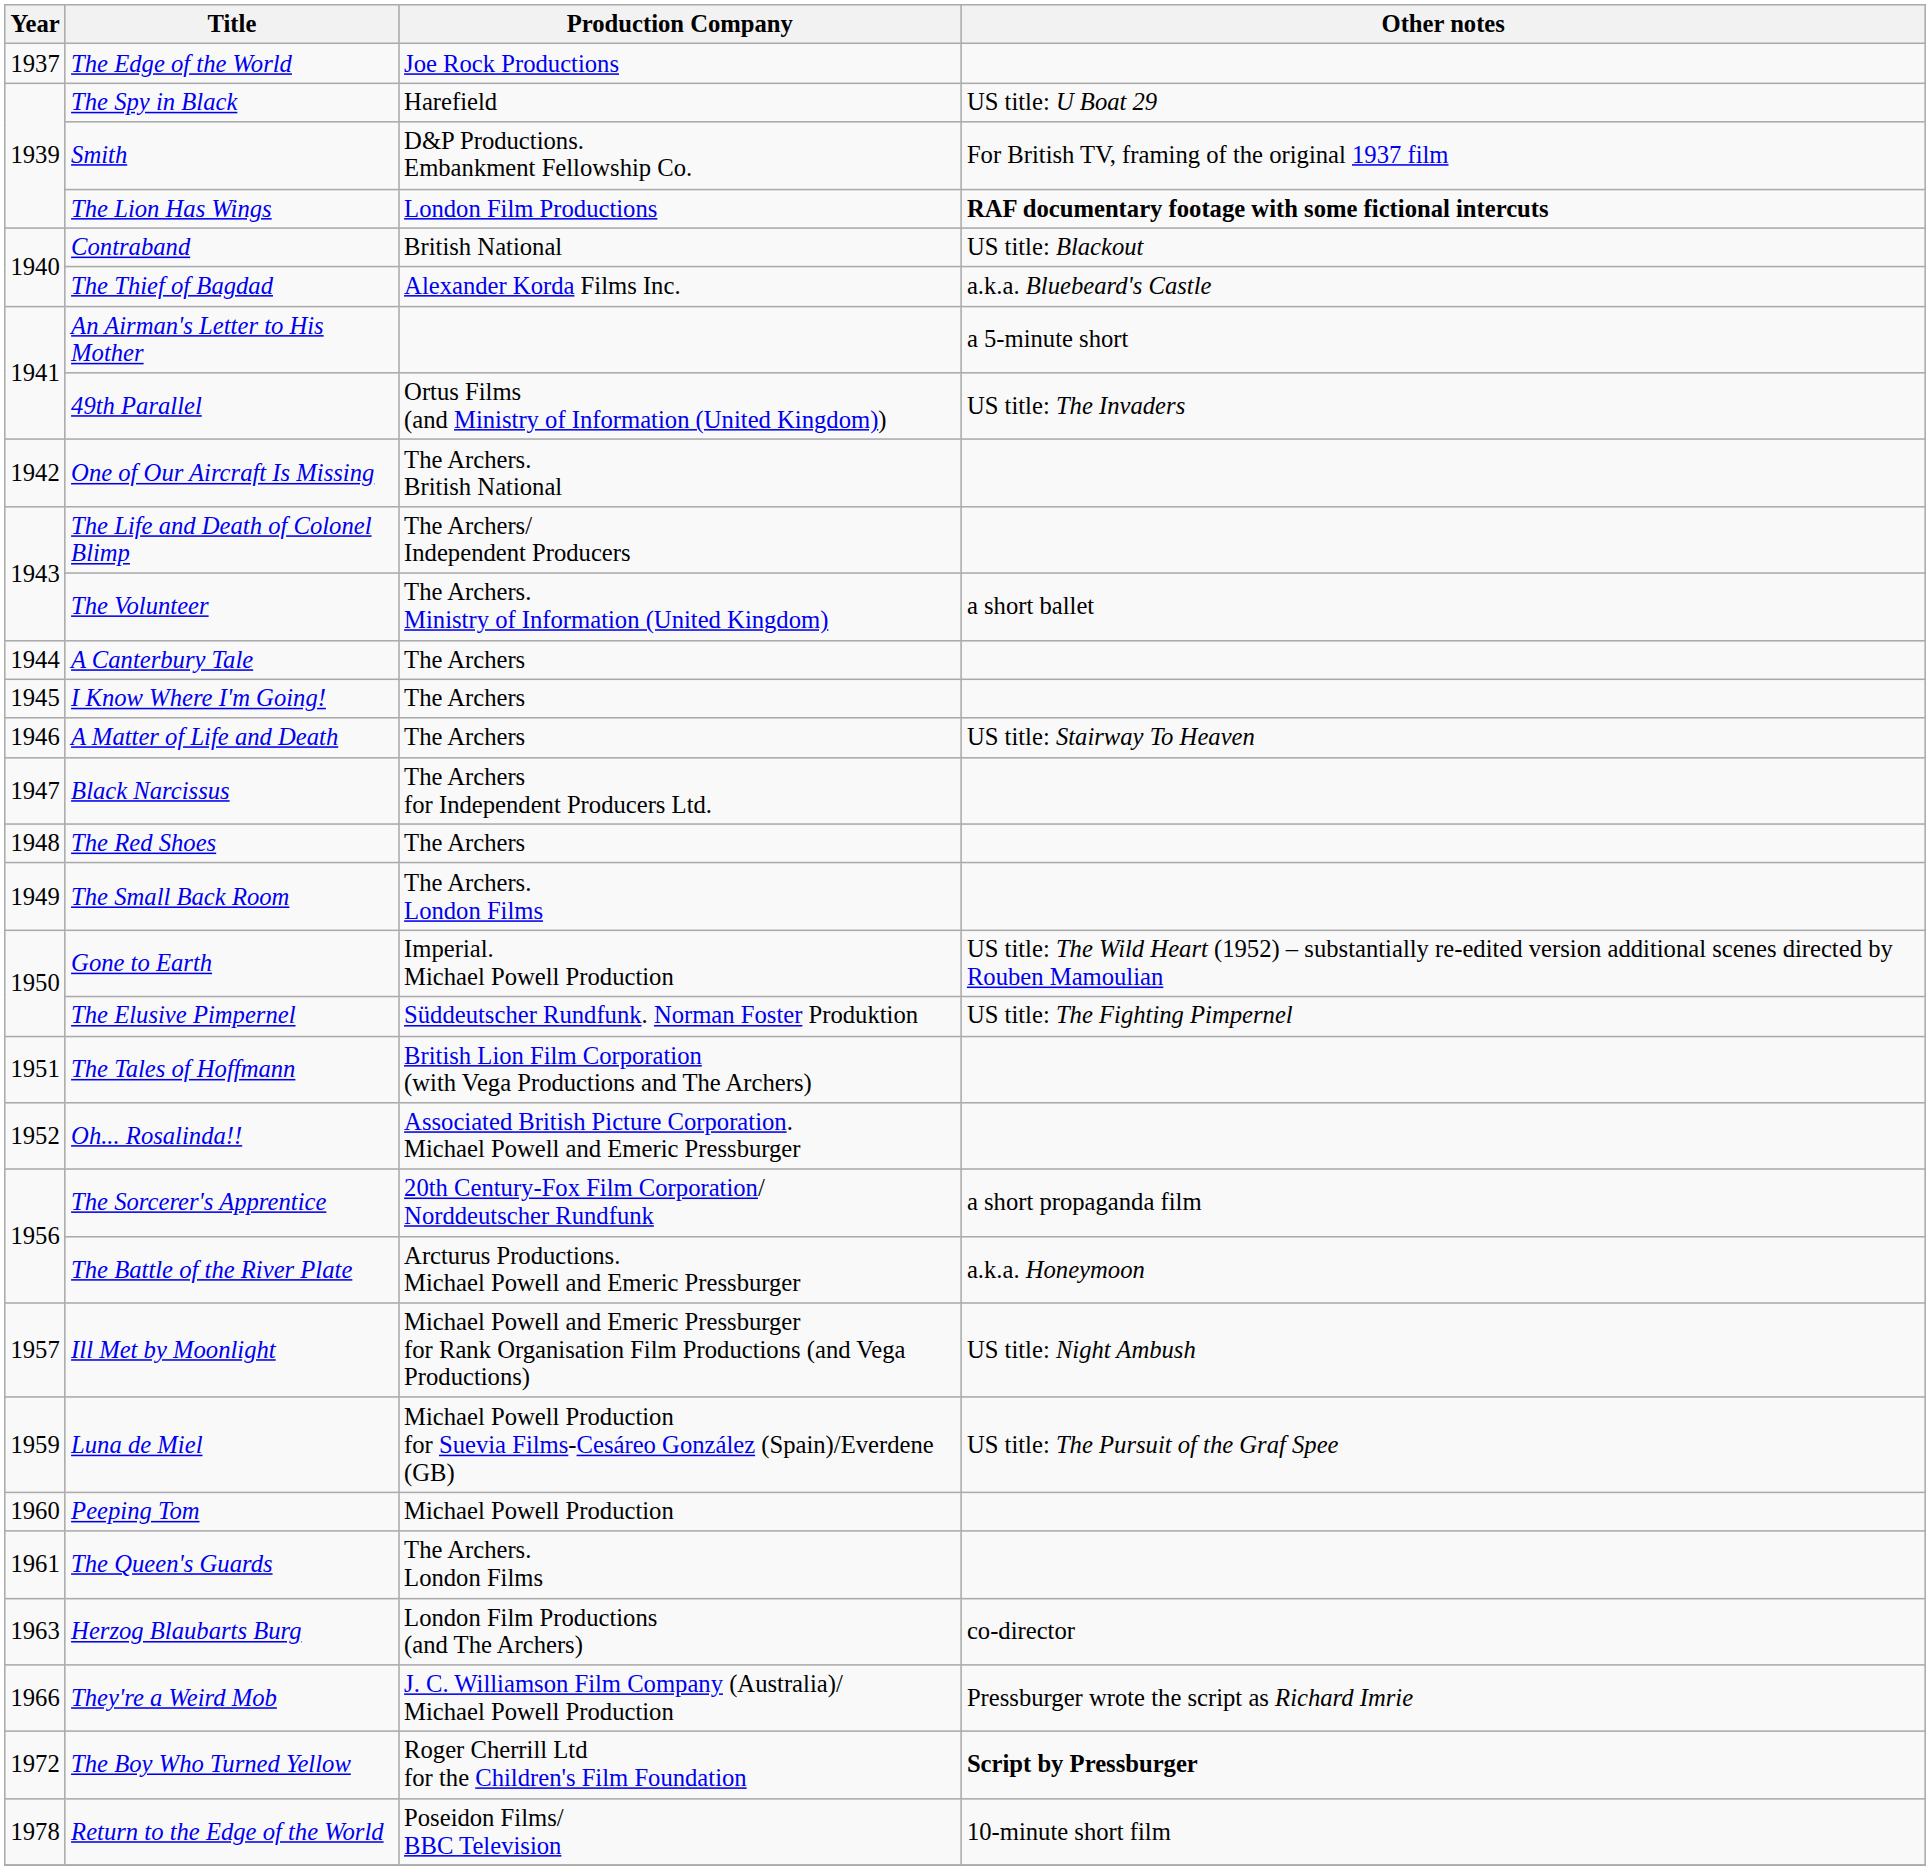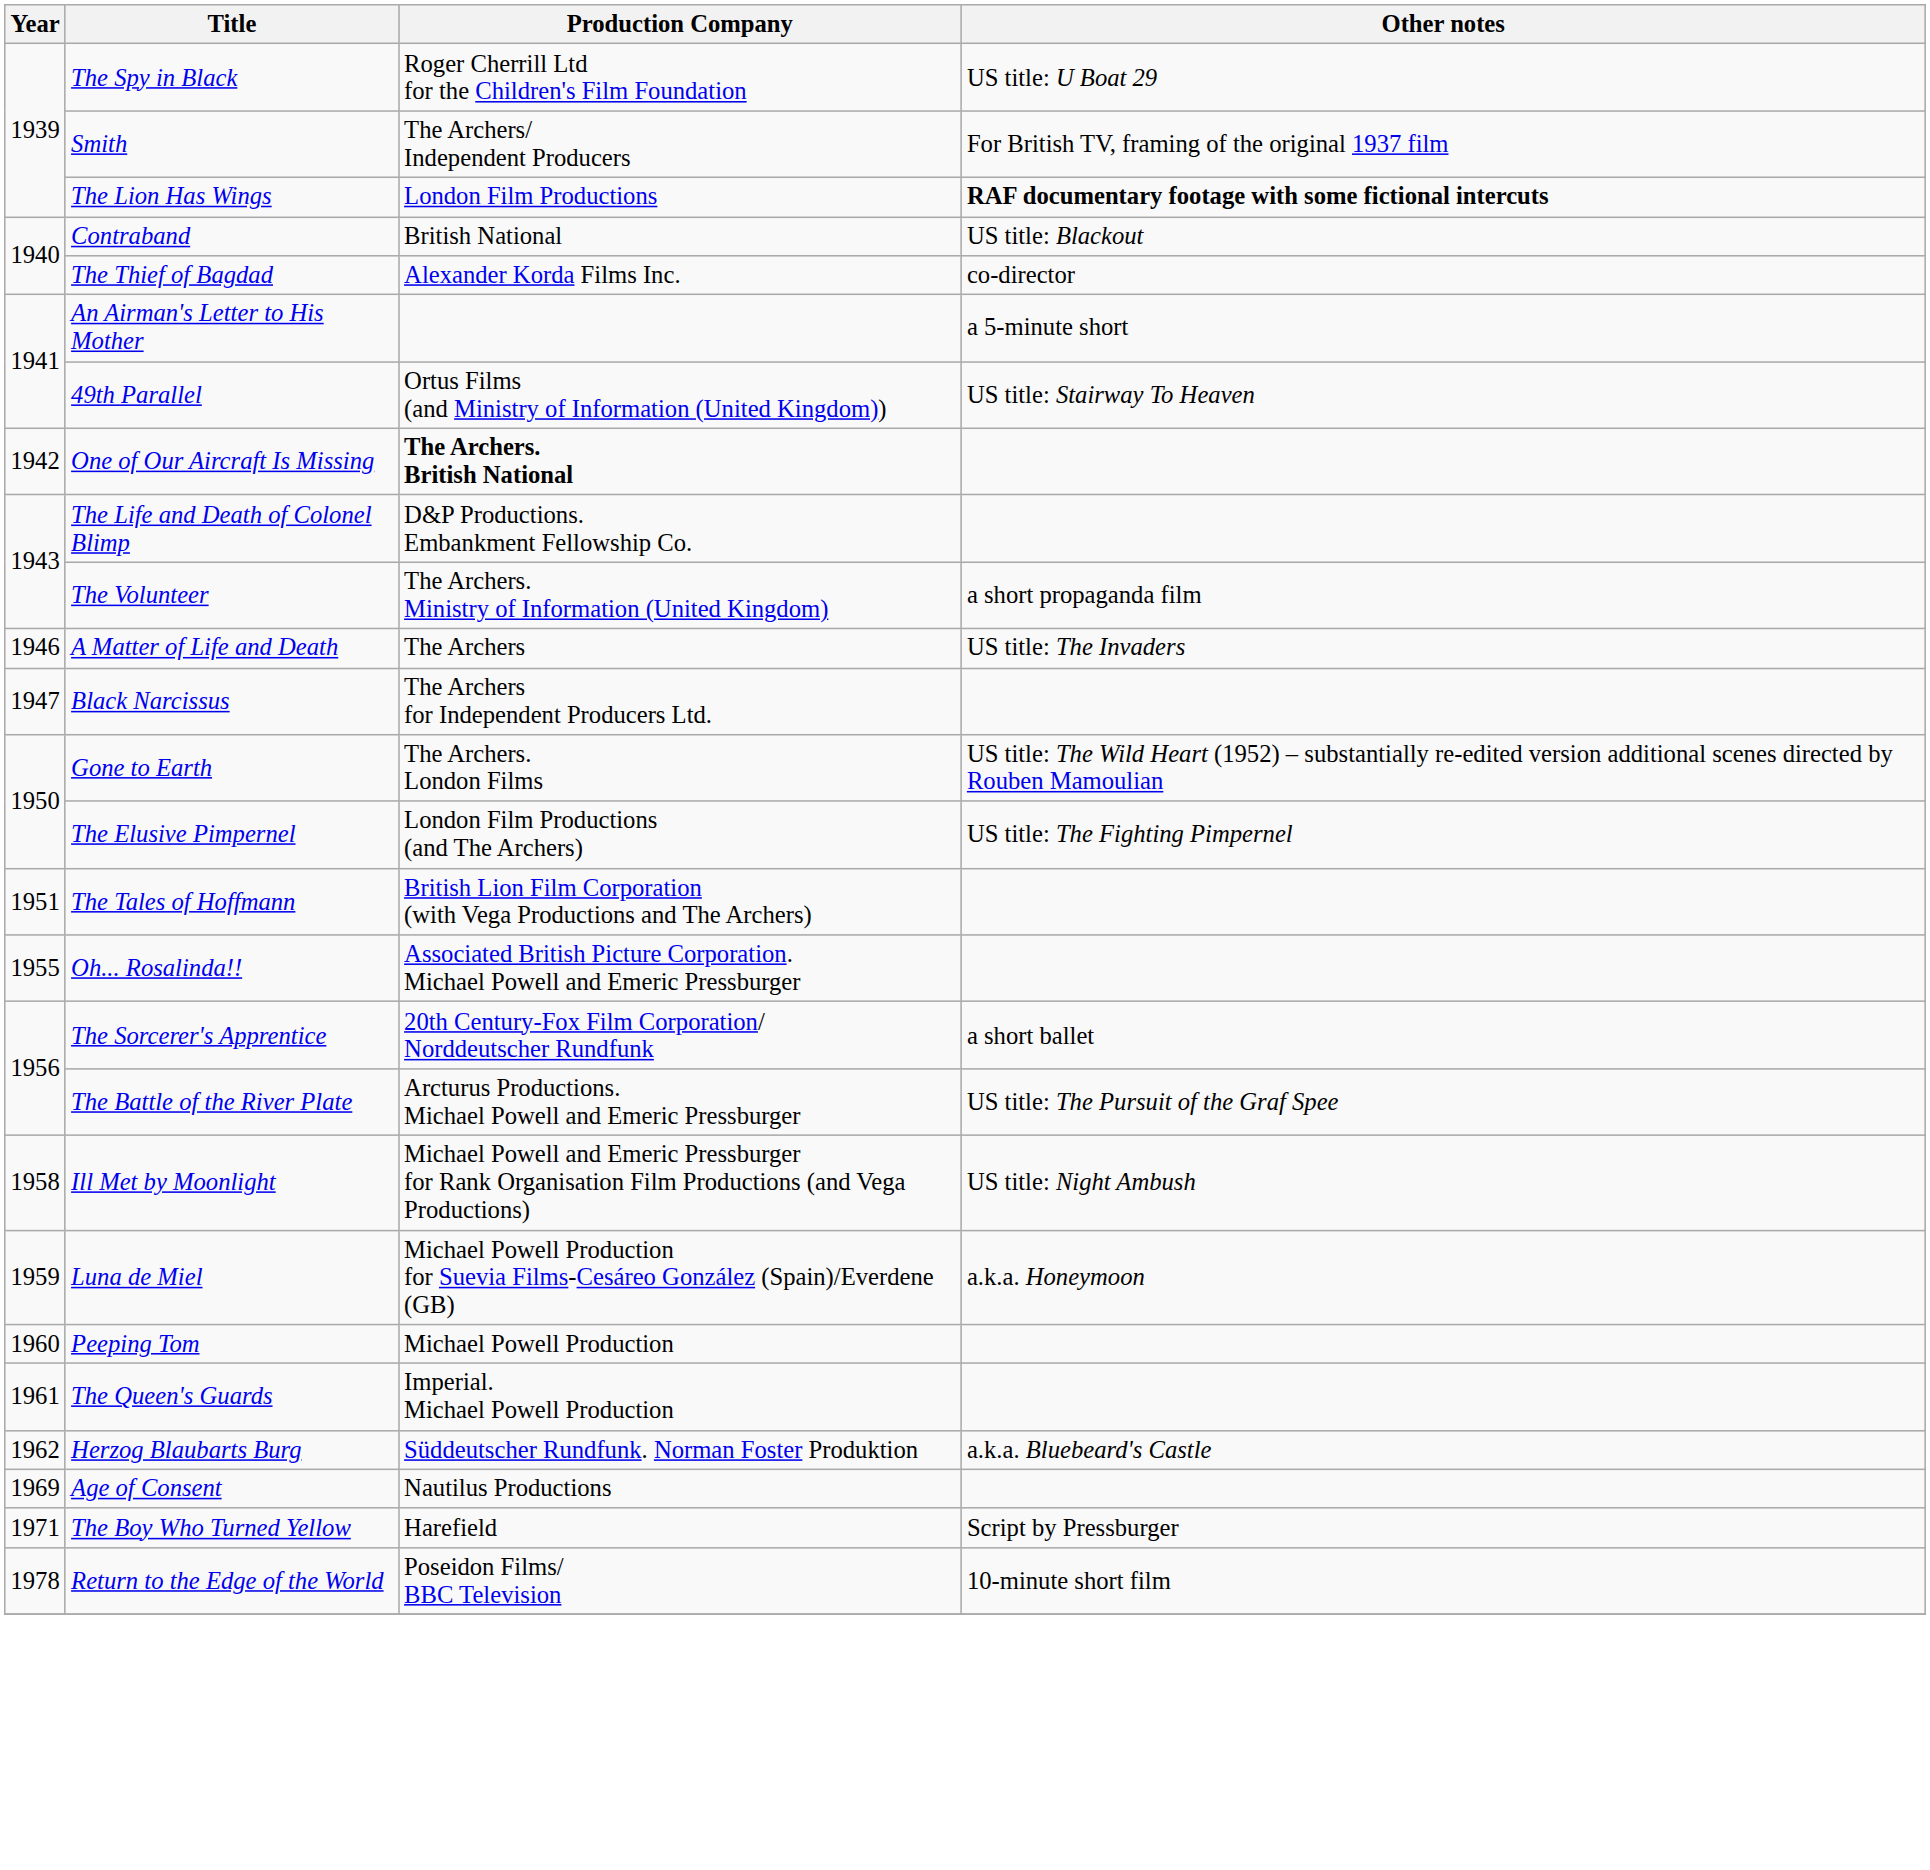- row: (182, 63)
(451, 102) Harefield -> (575, 76) Roger Cherrill Ltd for the Children's Film Foundation
(548, 155) D&P Productions. Embankment Fellowship Co. -> (517, 143) The Archers/ Independent Producers
(1089, 286) a.k.a. Bluebeard's Castle -> (1021, 274) co-director
(1076, 405) US title: The Invaders -> (1111, 394) US title: Stairway To Heaven
(483, 472) normal -> (489, 461) bold
(517, 539) The Archers/ Independent Producers -> (548, 528) D&P Productions. Embankment Fellowship Co.
(1031, 606) a short ballet -> (1084, 594) a short propaganda film
- row: (162, 659)
- row: (198, 698)
(1111, 737) US title: Stairway To Heaven -> (1076, 647) US title: The Invaders
- row: (144, 843)
- row: (180, 896)
(539, 963) Imperial. Michael Powell Production -> (474, 767) The Archers. London Films
(661, 1015) Süddeutscher Rundfunk. Norman Foster Produktion -> (531, 834) London Film Productions (and The Archers)
(35, 1135) 1952 -> (35, 968) 1955
(1084, 1202) a short propaganda film -> (1031, 1034) a short ballet
(1056, 1269) a.k.a. Honeymoon -> (1153, 1101) US title: The Pursuit of the Graf Spee
(35, 1349) 1957 -> (35, 1182) 1958
(1153, 1444) US title: The Pursuit of the Graf Spee -> (1056, 1276) a.k.a. Honeymoon
(474, 1564) The Archers. London Films -> (539, 1396) Imperial. Michael Powell Production
(35, 1631) 1963 -> (35, 1449) 1962
(531, 1631) London Film Productions (and The Archers) -> (661, 1449) Süddeutscher Rundfunk. Norman Foster Produktion
(1021, 1631) co-director -> (1089, 1449) a.k.a. Bluebeard's Castle
- row: (174, 1697)
+ row: (146, 1488)
(35, 1764) 1972 -> (35, 1527) 1971
(575, 1764) Roger Cherrill Ltd for the Children's Film Foundation -> (451, 1527) Harefield
(1082, 1764) bold -> (1073, 1527) normal
